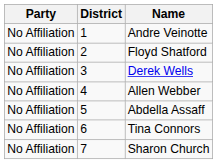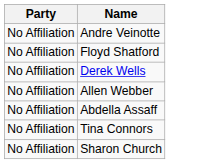- column: (101, 14)
